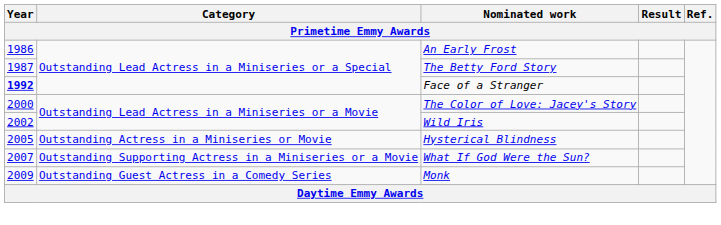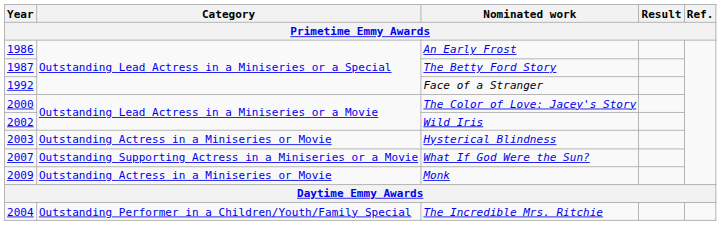(20, 85) bold -> (20, 85) normal
(20, 139) 2005 -> (20, 139) 2003
(185, 176) Outstanding Guest Actress in a Comedy Series -> (185, 176) Outstanding Actress in a Miniseries or Movie
+ row: (513, 212)
